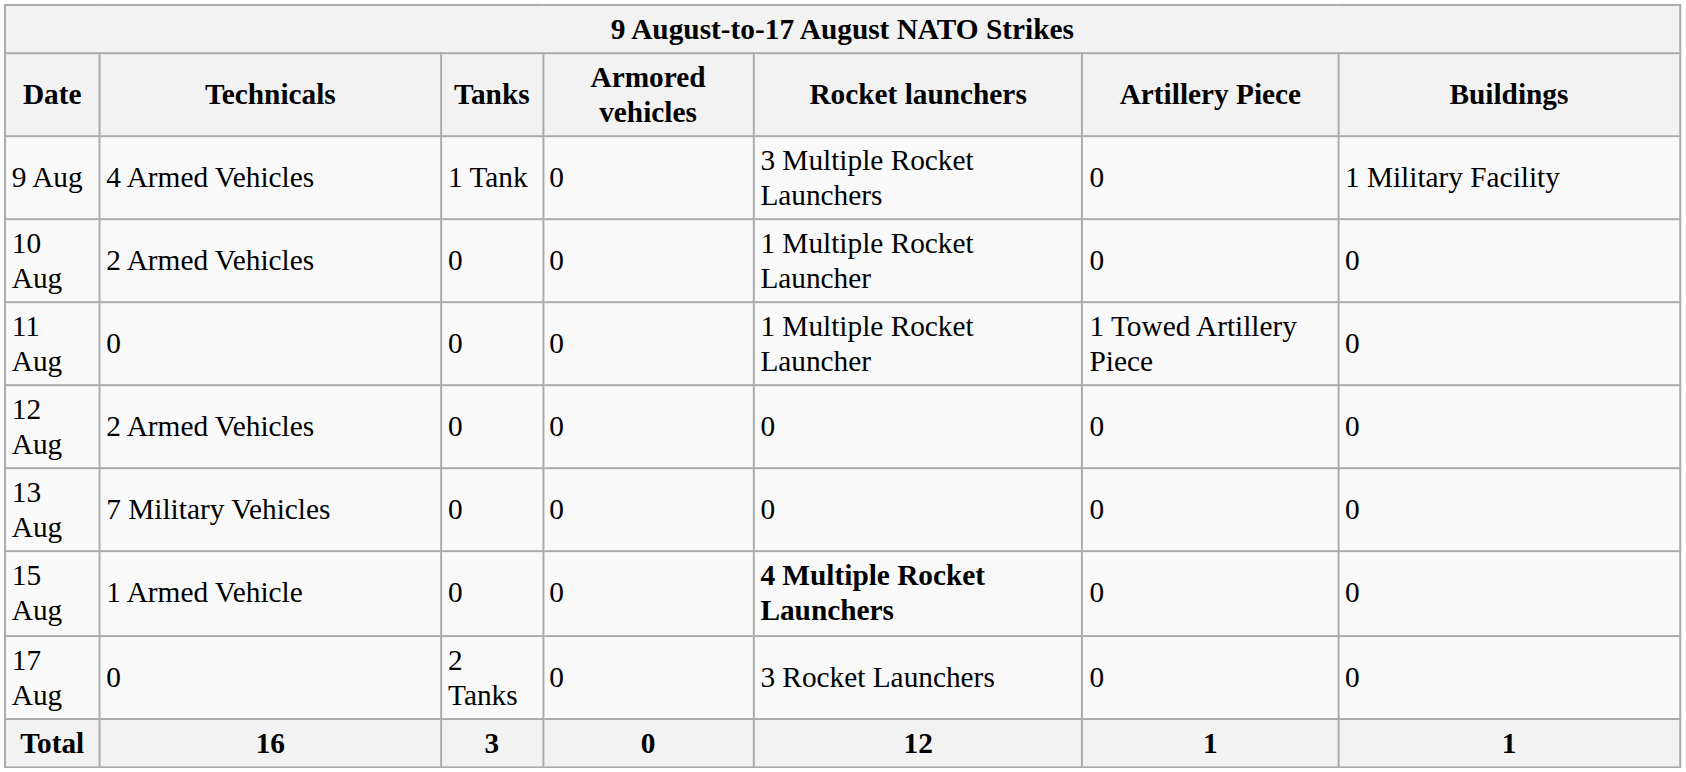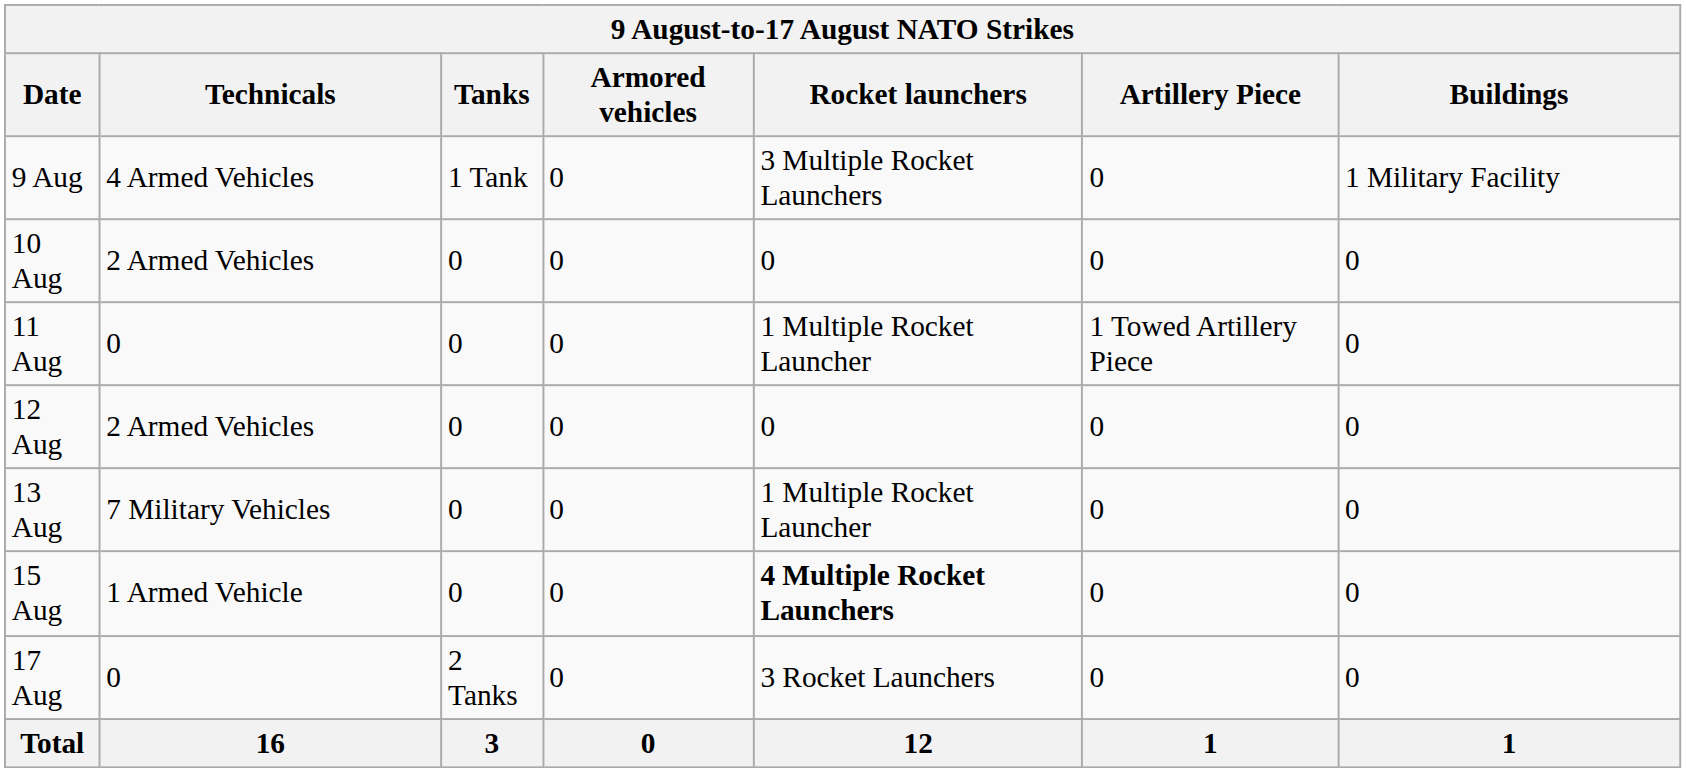(867, 260) 1 Multiple Rocket Launcher -> (768, 260) 0
(768, 510) 0 -> (867, 510) 1 Multiple Rocket Launcher
